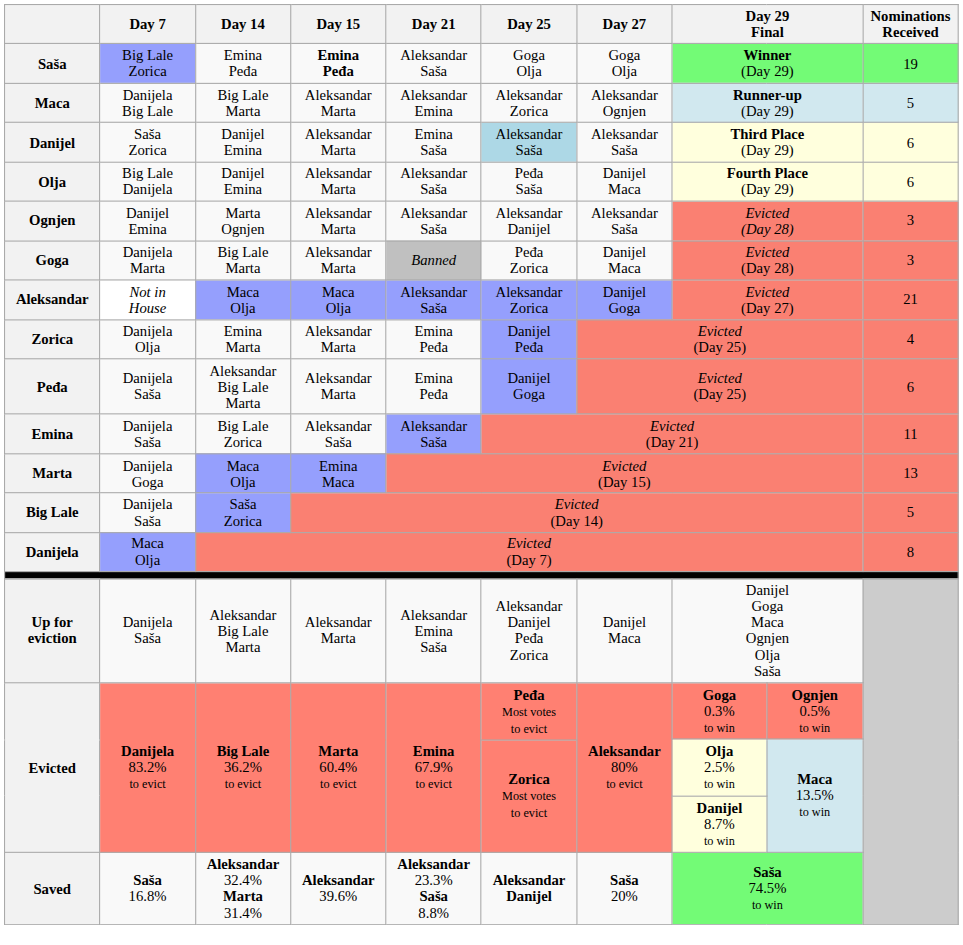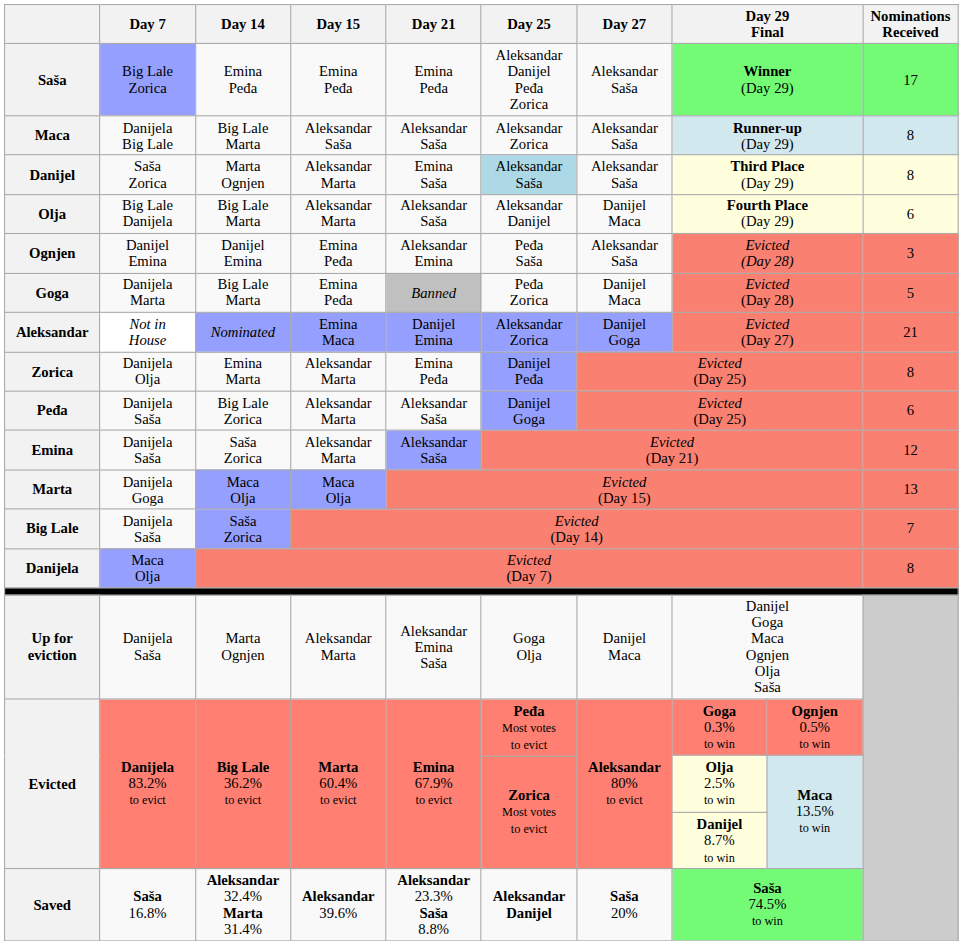(338, 63) bold -> (338, 79) normal
(434, 63) Aleksandar Saša -> (434, 79) Emina Peđa
(529, 63) Goga Olja -> (529, 79) Aleksandar Danijel Peđa Zorica
(624, 63) Goga Olja -> (624, 79) Aleksandar Saša
(910, 63) 19 -> (910, 79) 17
(338, 103) Aleksandar Marta -> (338, 135) Aleksandar Saša
(434, 103) Aleksandar Emina -> (434, 135) Aleksandar Saša
(624, 103) Aleksandar Ognjen -> (624, 135) Aleksandar Saša
(910, 103) 5 -> (910, 135) 8
(243, 142) Danijel Emina -> (243, 174) Marta Ognjen
(910, 142) 6 -> (910, 174) 8
(243, 181) Danijel Emina -> (243, 214) Big Lale Marta
(529, 181) Peđa Saša -> (529, 214) Aleksandar Danijel
(243, 221) Marta Ognjen -> (243, 253) Danijel Emina
(338, 221) Aleksandar Marta -> (338, 253) Emina Peđa
(434, 221) Aleksandar Saša -> (434, 253) Aleksandar Emina
(529, 221) Aleksandar Danijel -> (529, 253) Peđa Saša
(338, 260) Aleksandar Marta -> (338, 292) Emina Peđa
(910, 260) 3 -> (910, 292) 5
(243, 299) Maca Olja -> (243, 332) Nominated
(338, 299) Maca Olja -> (338, 332) Emina Maca
(434, 299) Aleksandar Saša -> (434, 332) Danijel Emina
(910, 339) 4 -> (910, 371) 8
(243, 386) Aleksandar Big Lale Marta -> (243, 410) Big Lale Zorica
(434, 386) Emina Peđa -> (434, 410) Aleksandar Saša
(243, 434) Big Lale Zorica -> (243, 450) Saša Zorica
(338, 434) Aleksandar Saša -> (338, 450) Aleksandar Marta
(910, 434) 11 -> (910, 450) 12
(338, 473) Emina Maca -> (338, 489) Maca Olja
(910, 512) 5 -> (910, 528) 7
(243, 630) Aleksandar Big Lale Marta -> (243, 646) Marta Ognjen
(529, 630) Aleksandar Danijel Peđa Zorica -> (529, 646) Goga Olja
